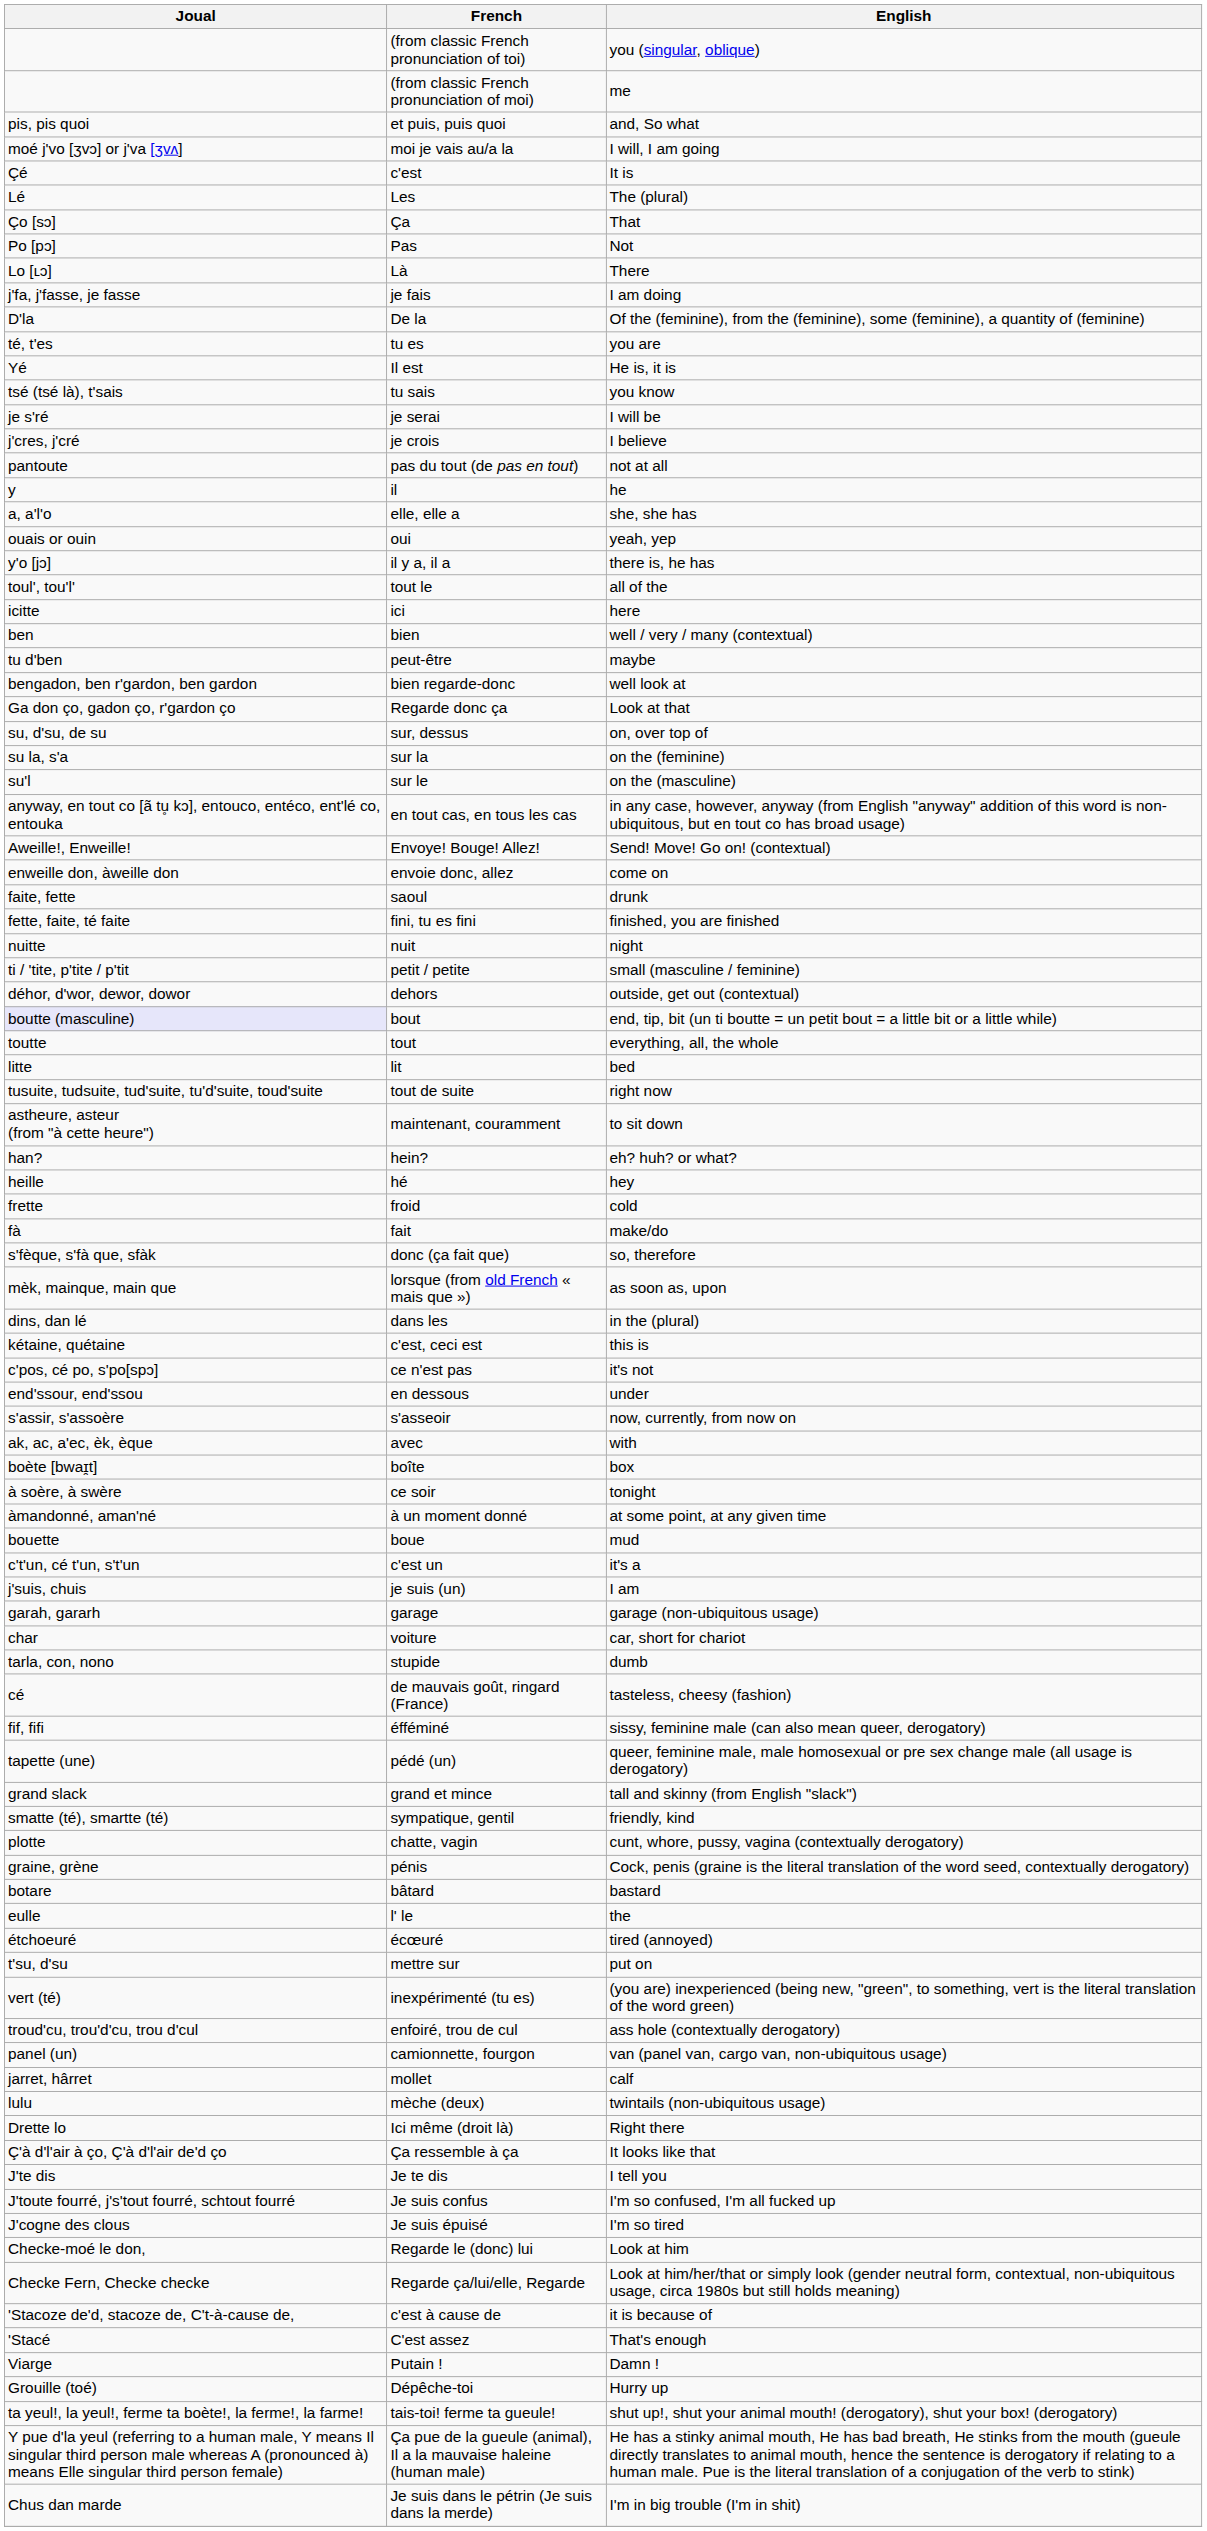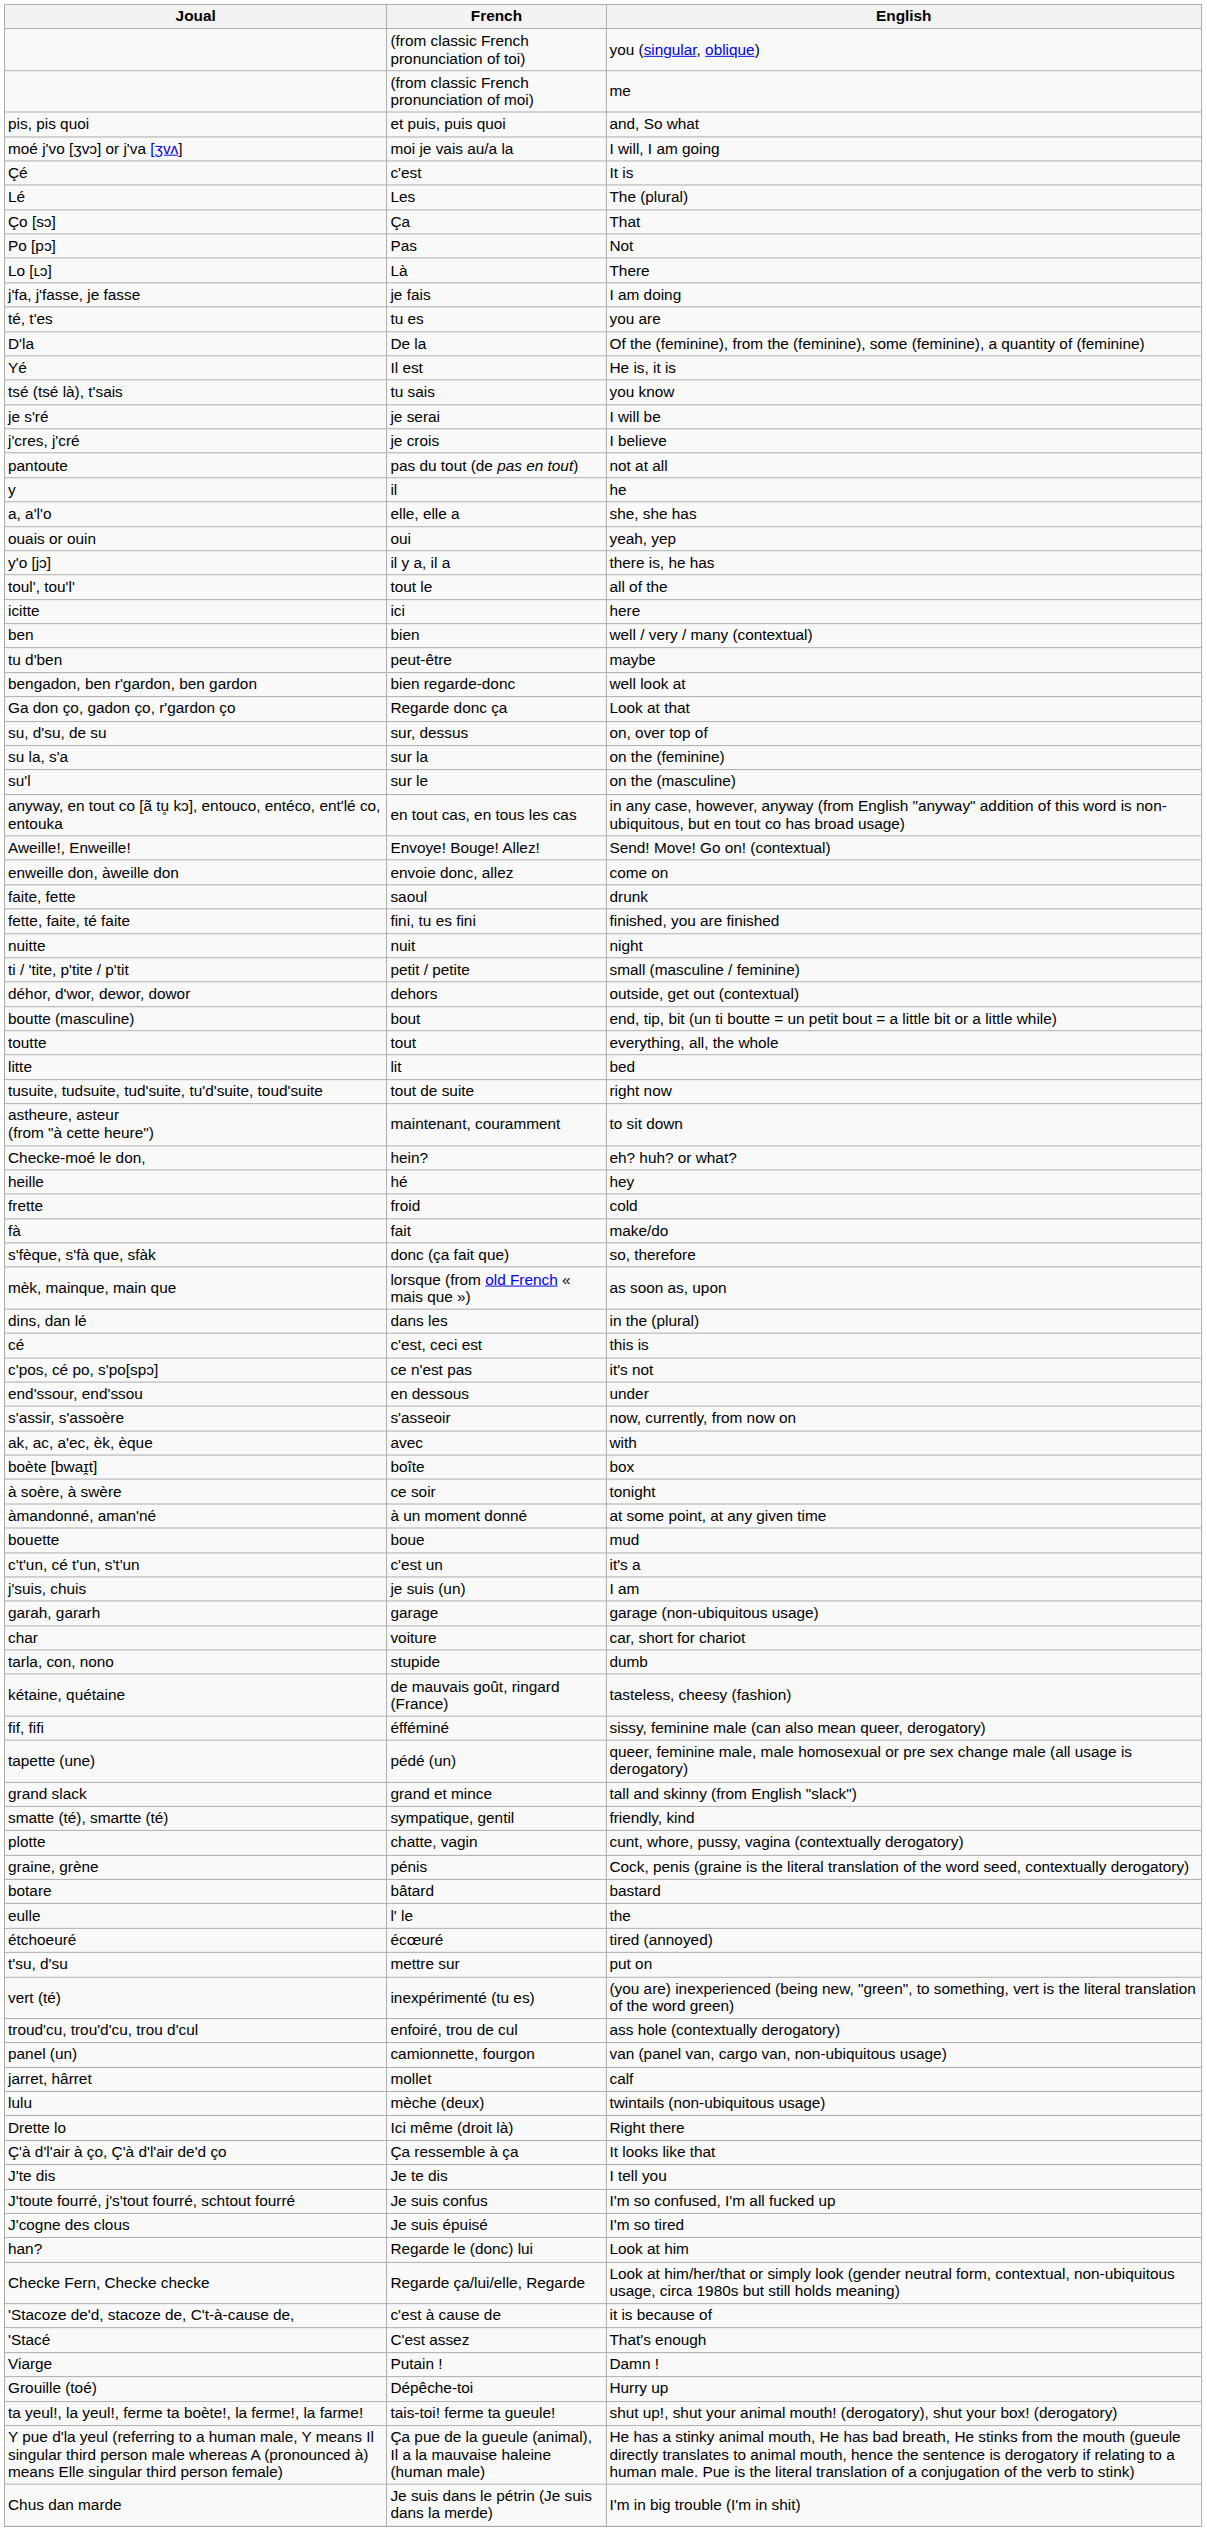rows swapped: (408, 319) <-> (407, 343)
(71, 1018) lavender background -> (71, 1018) no background
(25, 1157) han? -> (77, 1157) Checke-moé le don,
(67, 1345) kétaine, quétaine -> (16, 1345) cé
(16, 1695) cé -> (67, 1695) kétaine, quétaine
(77, 2249) Checke-moé le don, -> (25, 2249) han?
